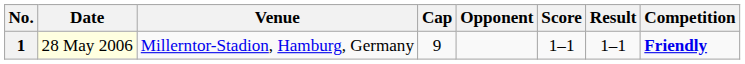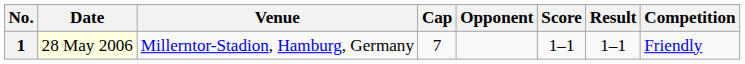(437, 45) 9 -> (437, 45) 7
(676, 45) bold -> (673, 45) normal
